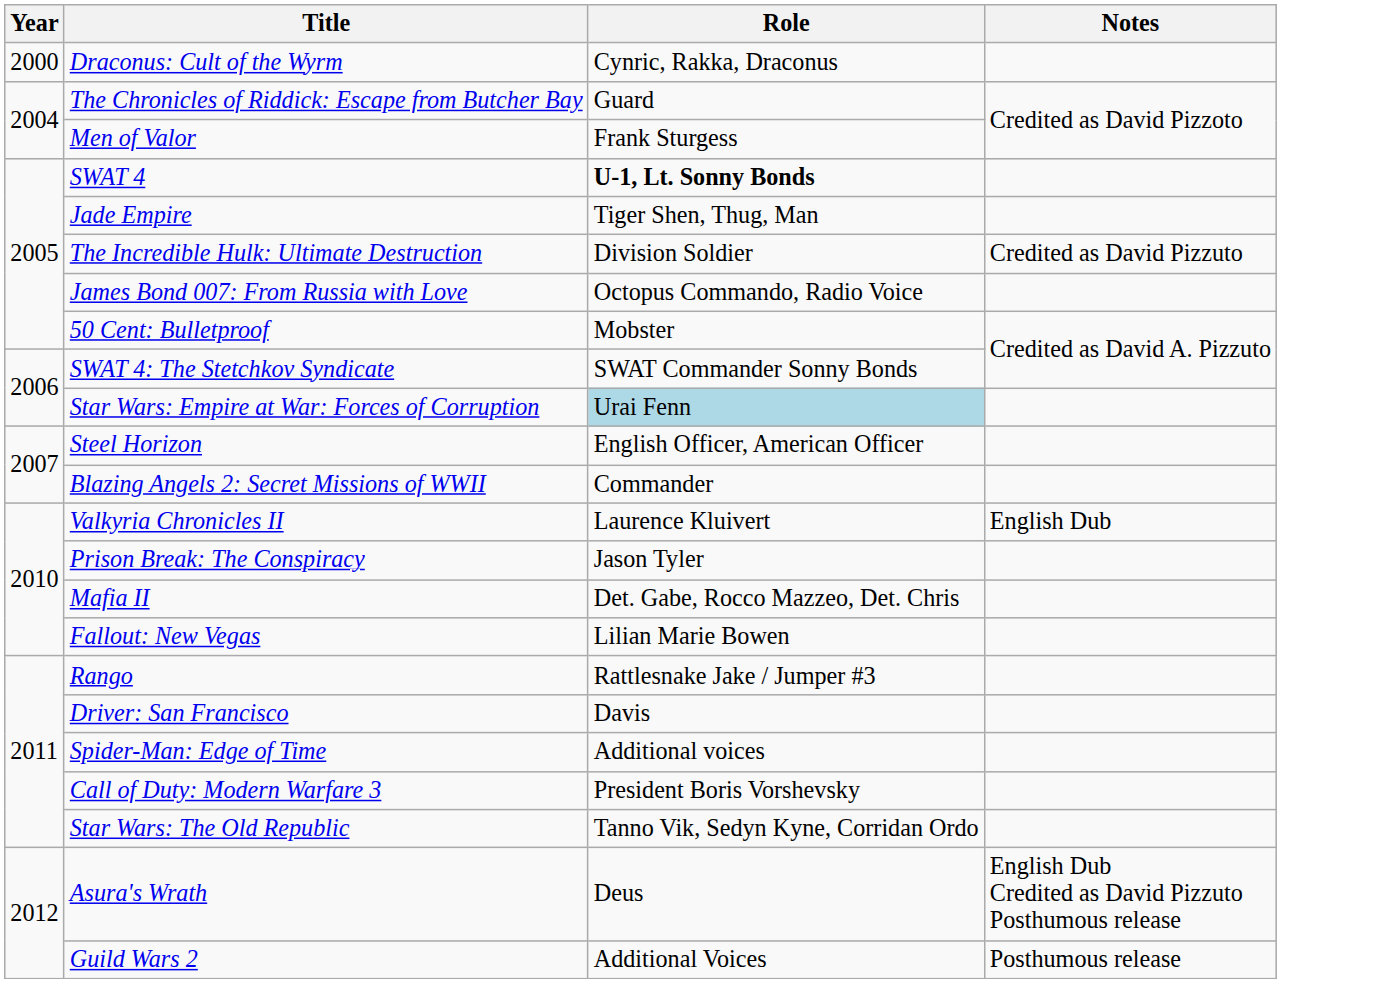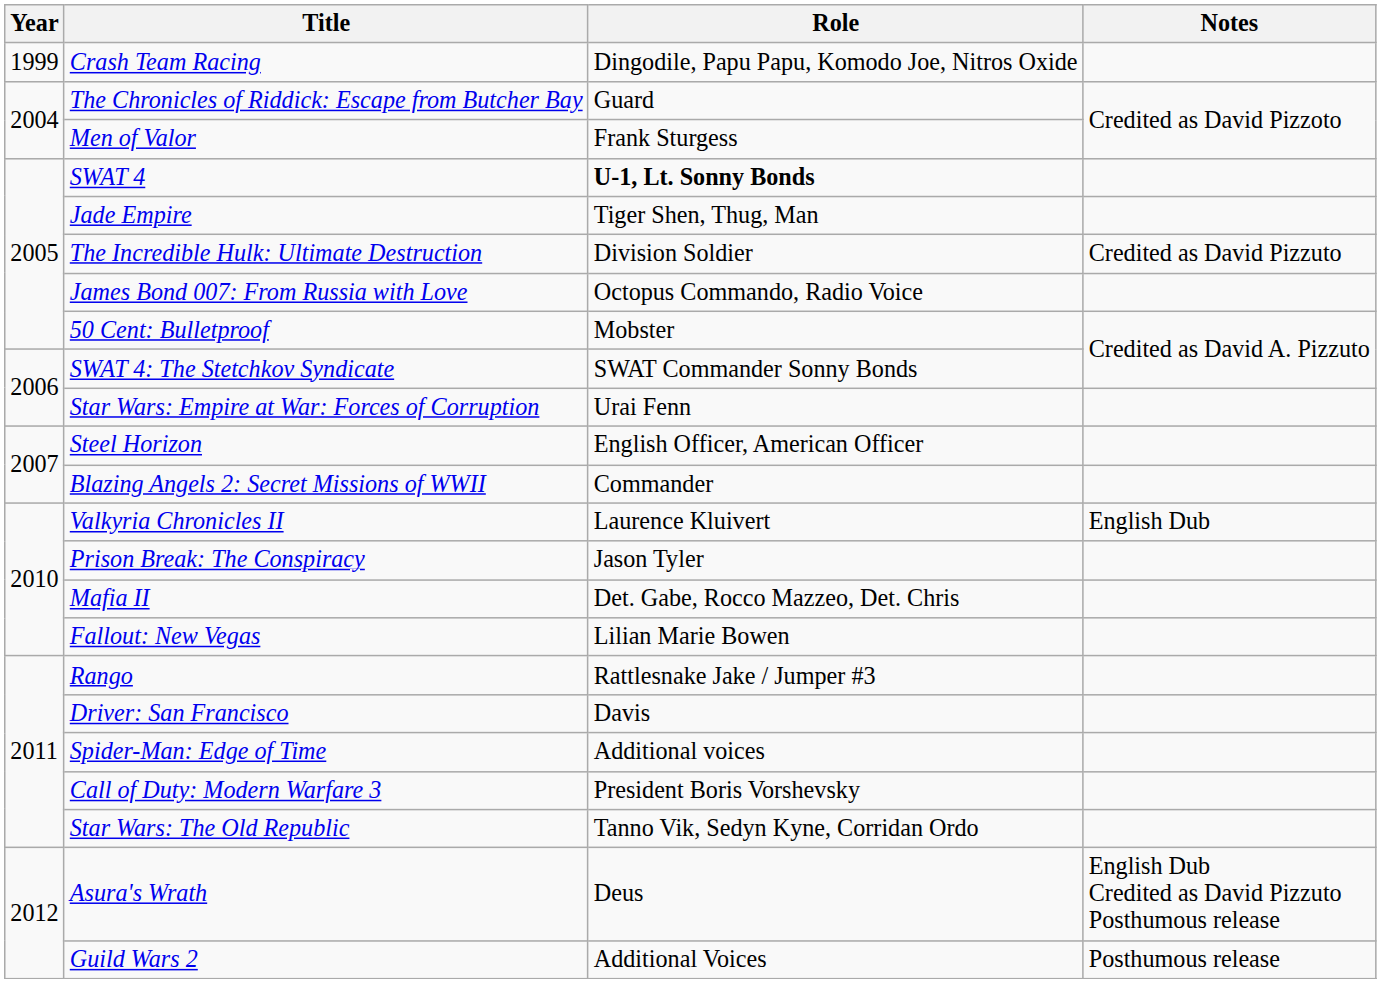+ row: (165, 61)
- row: (206, 61)
(642, 406) lightblue background -> (642, 406) no background
